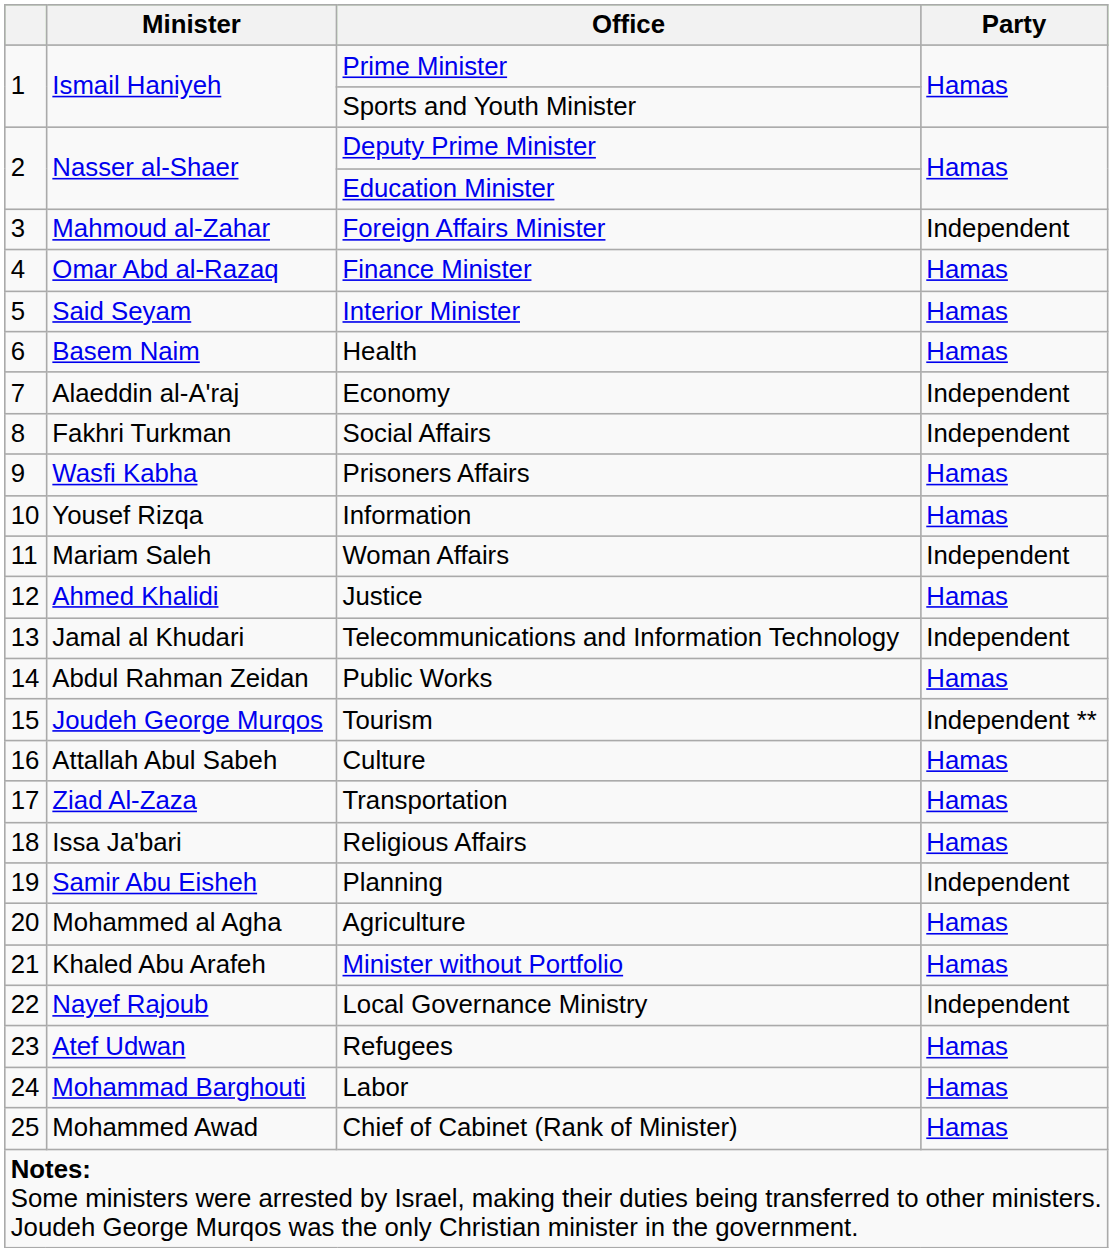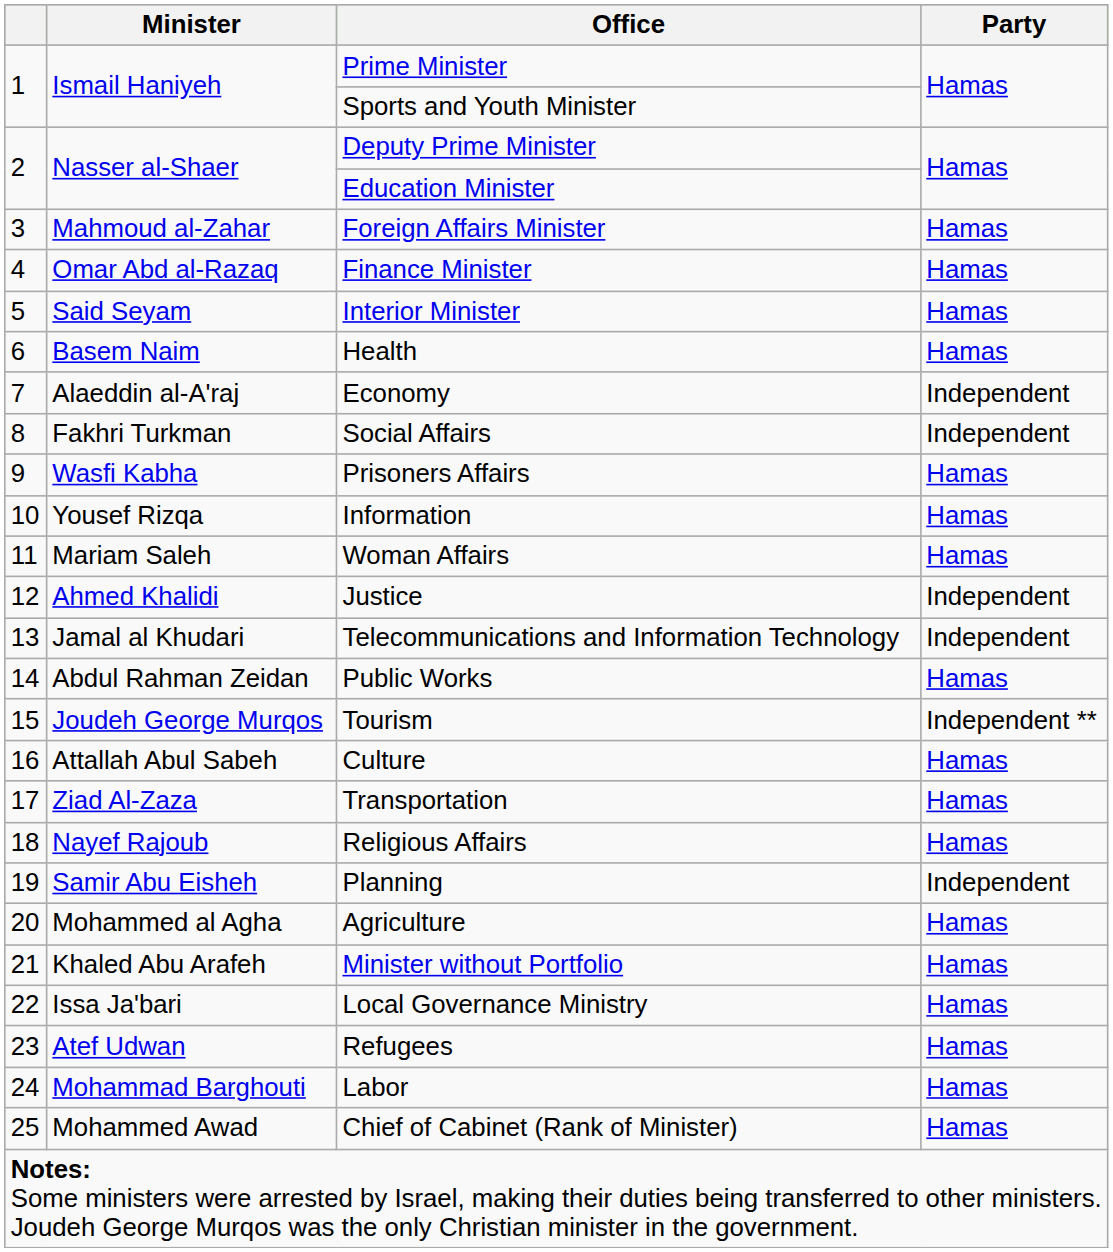(998, 229) Independent -> (967, 229) Hamas
(998, 556) Independent -> (967, 556) Hamas
(967, 596) Hamas -> (998, 596) Independent
(117, 842) Issa Ja'bari -> (130, 842) Nayef Rajoub
(130, 1005) Nayef Rajoub -> (117, 1005) Issa Ja'bari
(998, 1005) Independent -> (967, 1005) Hamas
